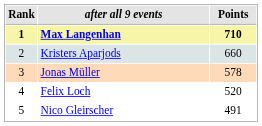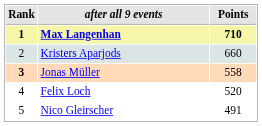(21, 72) normal -> (21, 72) bold
(233, 72) 578 -> (233, 72) 558
